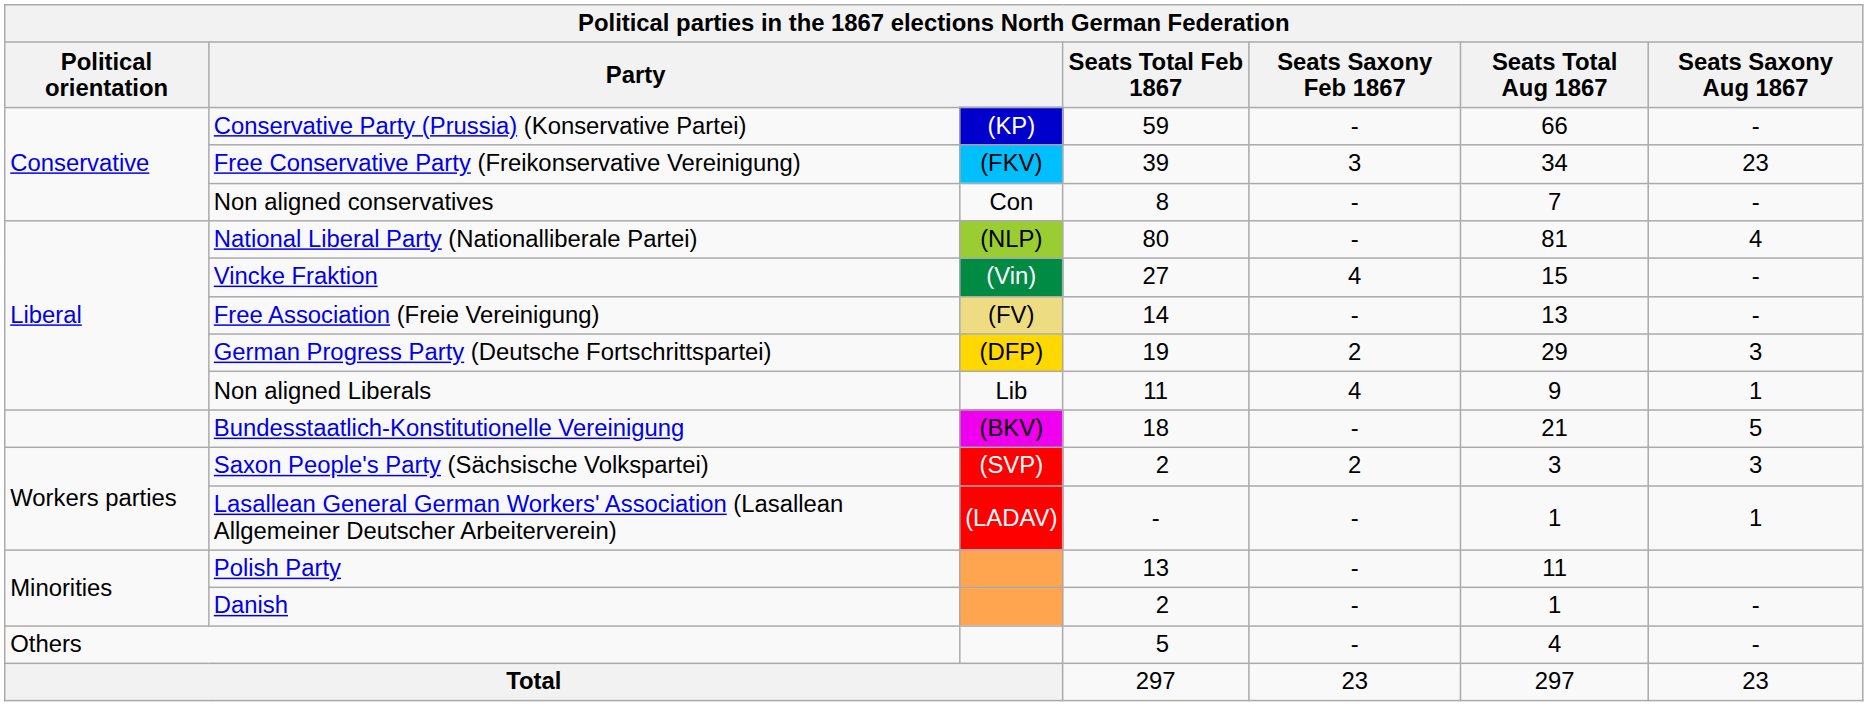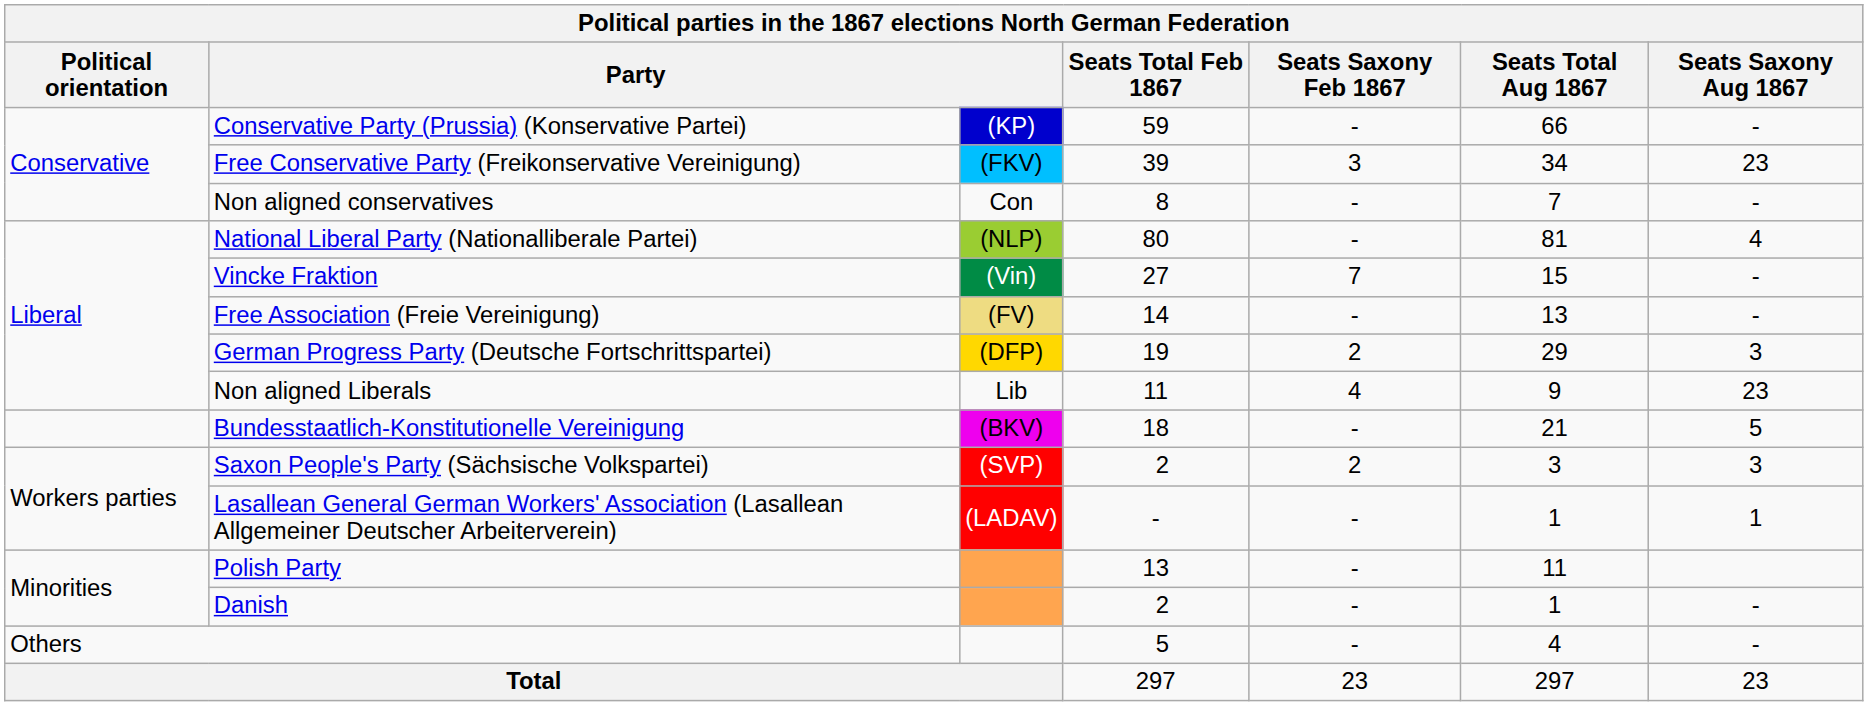(1355, 277) 4 -> (1355, 277) 7
(1756, 390) 1 -> (1756, 390) 23
